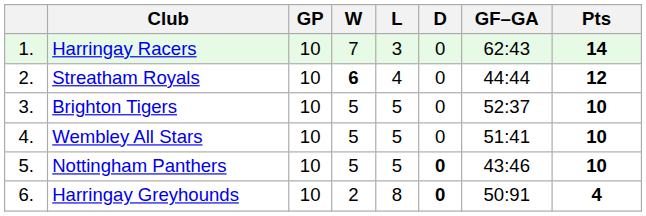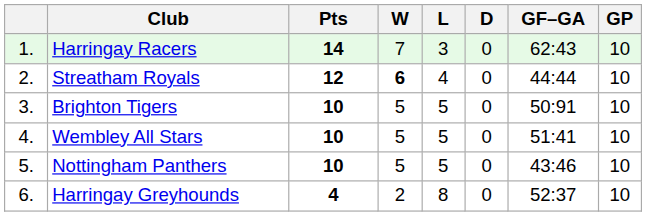columns swapped: (310, 19) <-> (597, 19)
(507, 107) 52:37 -> (553, 107) 50:91
(440, 166) bold -> (487, 166) normal
(440, 195) bold -> (487, 195) normal
(507, 195) 50:91 -> (553, 195) 52:37
